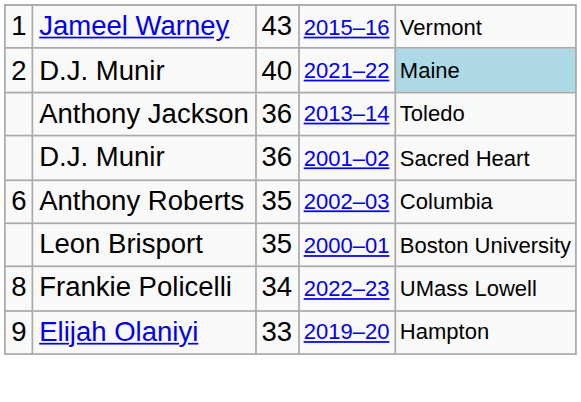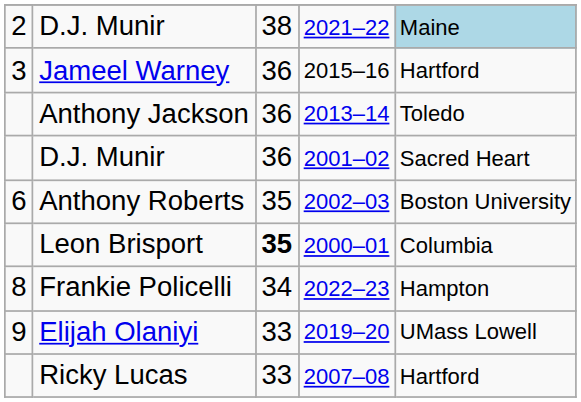- row: (19, 26)
(277, 69) 40 -> (277, 26) 38
+ row: (19, 69)
(446, 201) Columbia -> (486, 201) Boston University
(277, 244) normal -> (277, 244) bold
(486, 245) Boston University -> (446, 245) Columbia
(468, 289) UMass Lowell -> (445, 289) Hampton
(445, 332) Hampton -> (468, 332) UMass Lowell
+ row: (19, 376)
